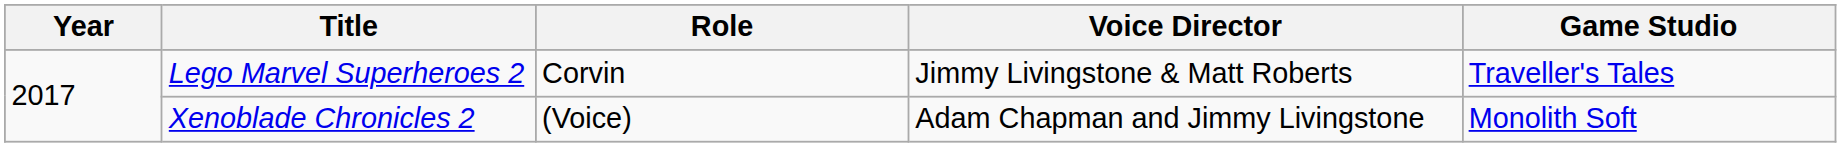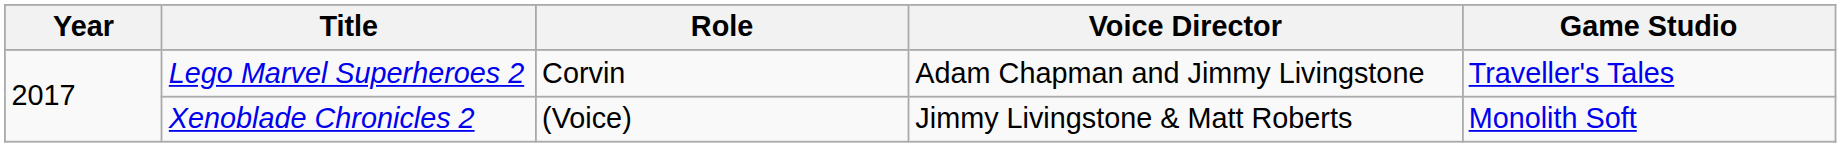(1134, 73) Jimmy Livingstone & Matt Roberts -> (1170, 73) Adam Chapman and Jimmy Livingstone
(1170, 118) Adam Chapman and Jimmy Livingstone -> (1134, 118) Jimmy Livingstone & Matt Roberts
